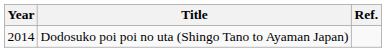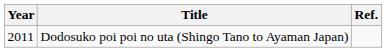(21, 36) 2014 -> (21, 36) 2011
